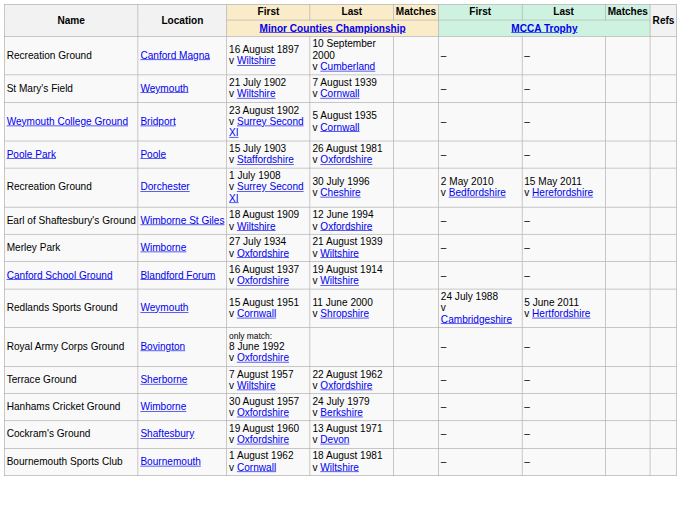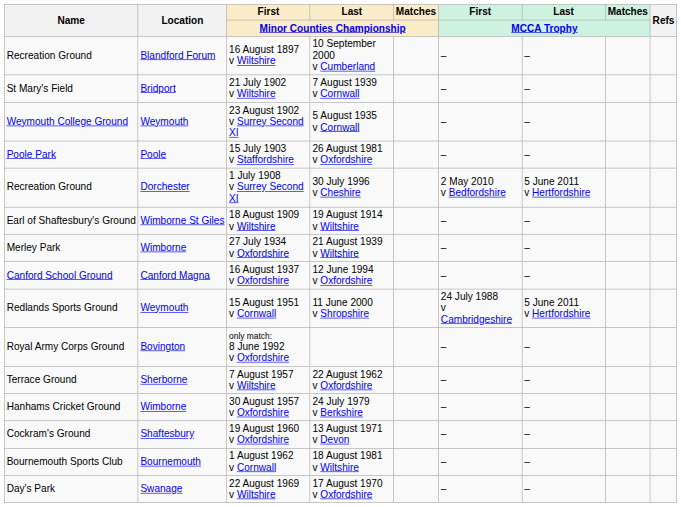(175, 55) Canford Magna -> (178, 55) Blandford Forum
(164, 88) Weymouth -> (158, 88) Bridport
(158, 121) Bridport -> (164, 121) Weymouth
(559, 187) 15 May 2011 v Herefordshire -> (557, 187) 5 June 2011 v Hertfordshire
(343, 220) 12 June 1994 v Oxfordshire -> (347, 220) 19 August 1914 v Wiltshire
(178, 275) Blandford Forum -> (175, 275) Canford Magna
(347, 275) 19 August 1914 v Wiltshire -> (343, 275) 12 June 1994 v Oxfordshire
+ row: (264, 489)
